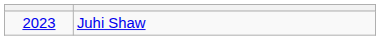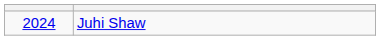(39, 23) 2023 -> (39, 23) 2024
